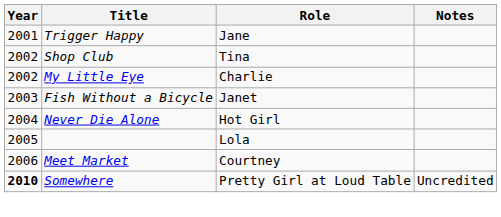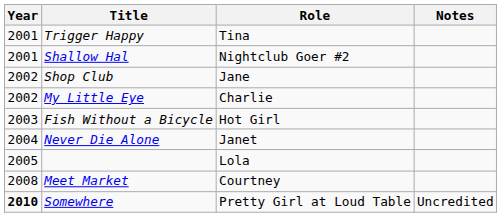(234, 36) Jane -> (234, 36) Tina
+ row: (86, 56)
(234, 56) Tina -> (234, 77) Jane
(238, 98) Janet -> (250, 119) Hot Girl
(250, 119) Hot Girl -> (238, 139) Janet
(23, 160) 2006 -> (23, 181) 2008
